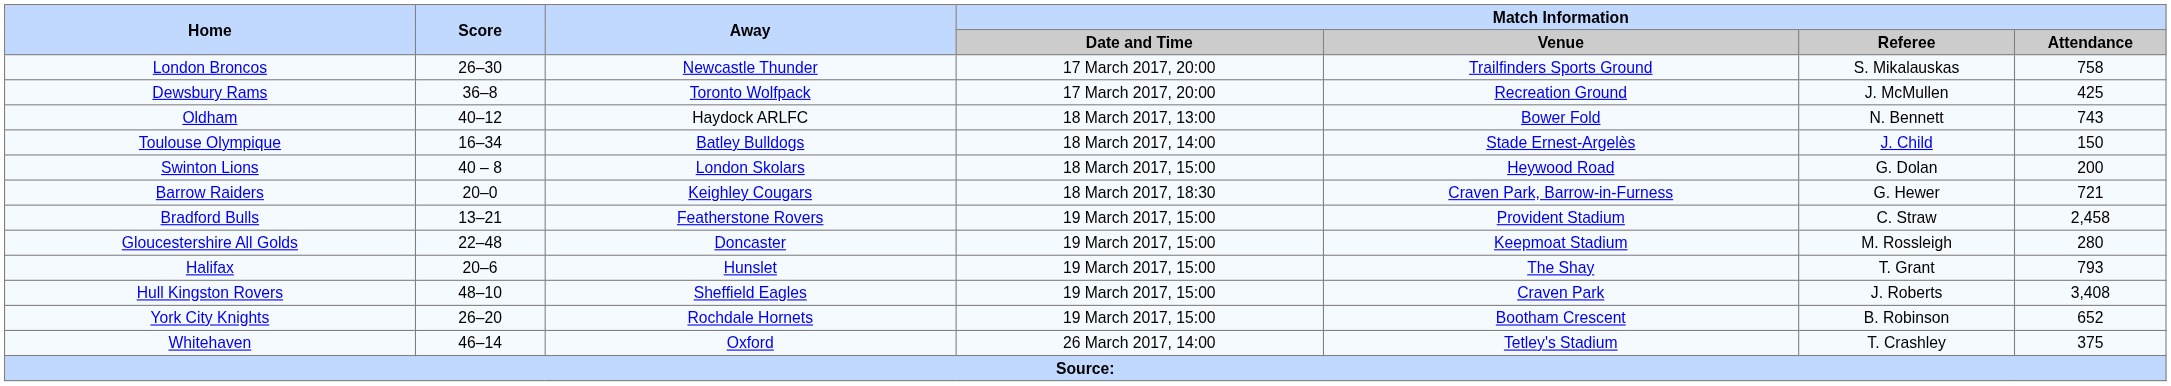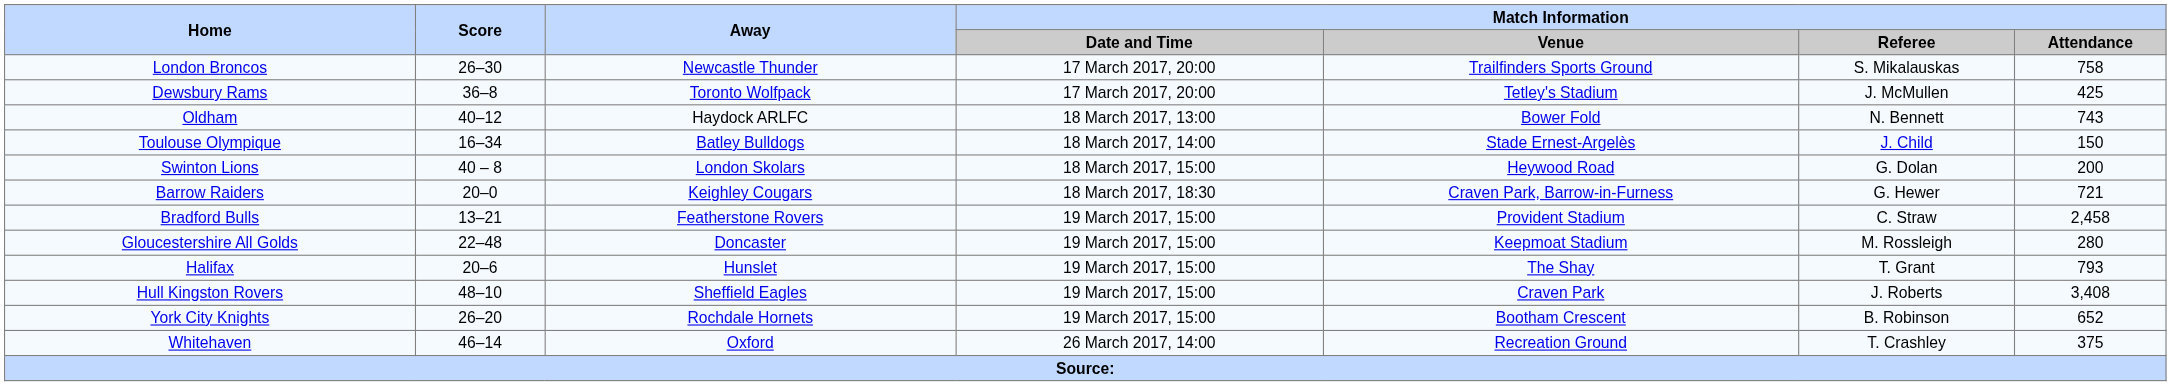(1561, 92) Recreation Ground -> (1561, 92) Tetley's Stadium
(1561, 343) Tetley's Stadium -> (1561, 343) Recreation Ground
